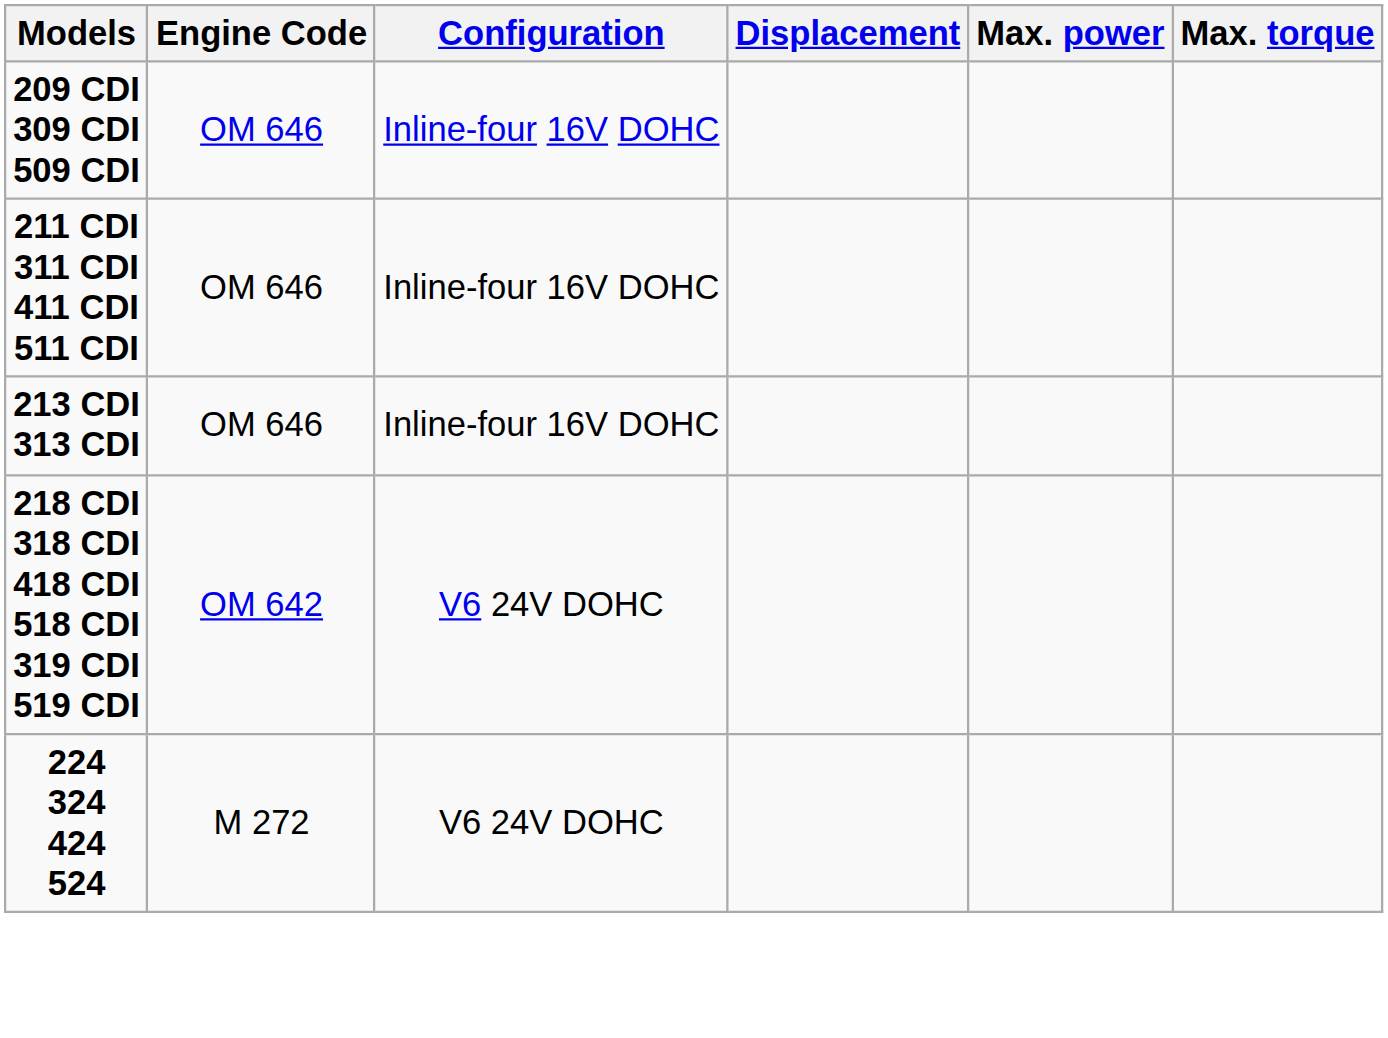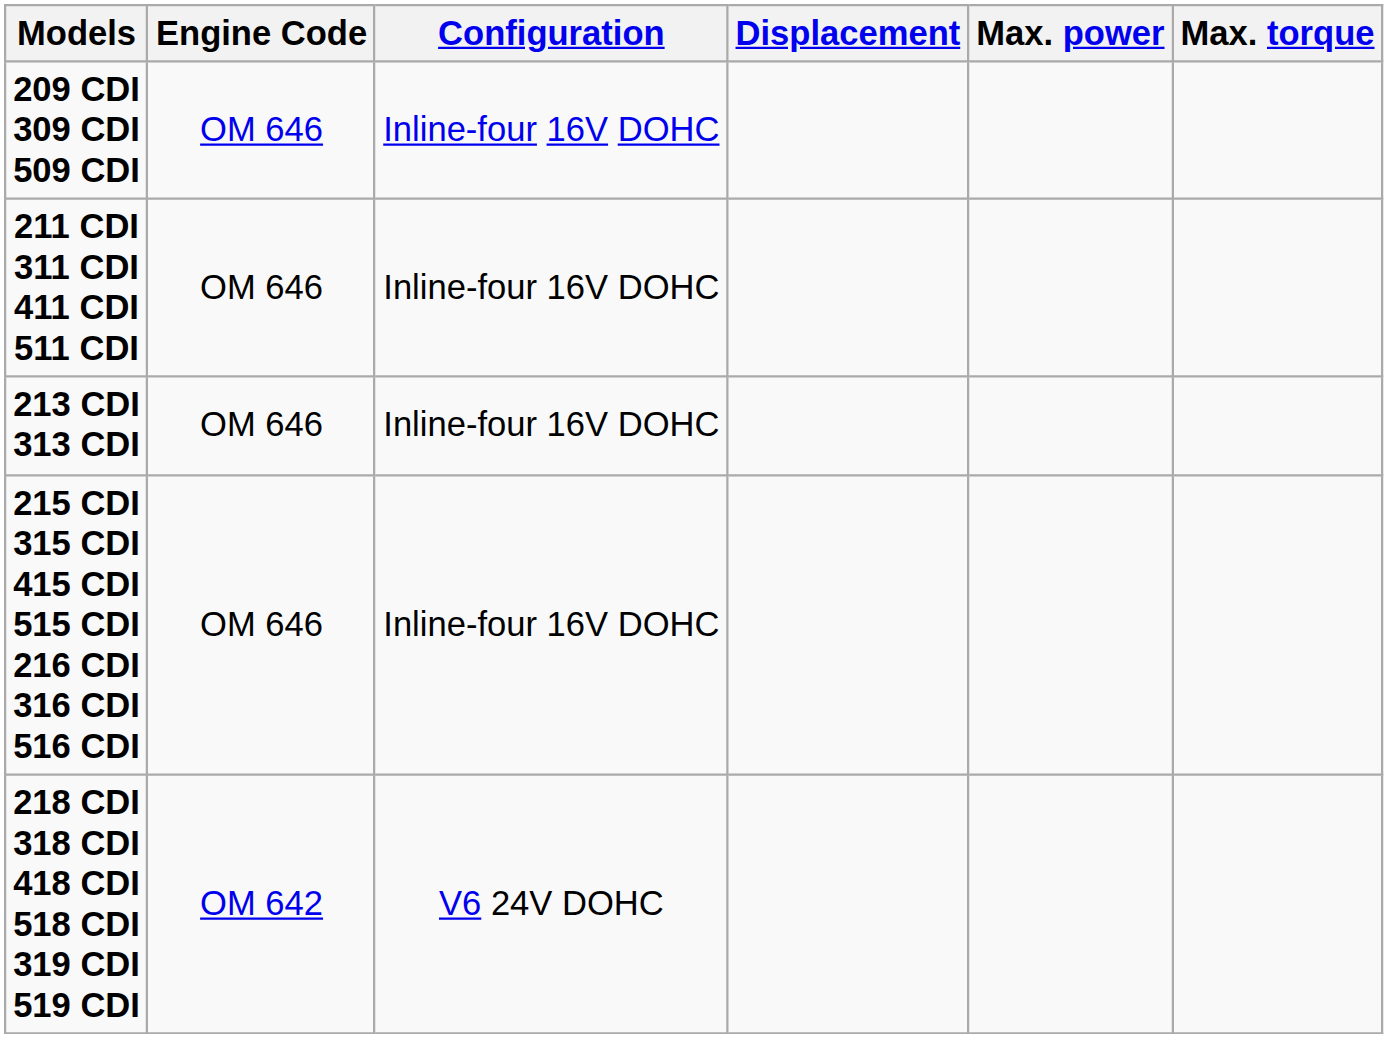+ row: (77, 623)
- row: (77, 822)
